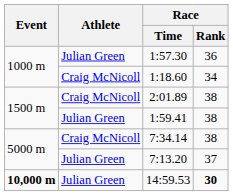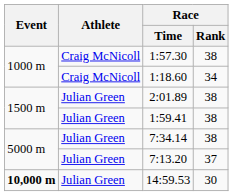(93, 56) Julian Green -> (101, 56) Craig McNicoll
(211, 56) 36 -> (211, 56) 38
(101, 97) Craig McNicoll -> (93, 97) Julian Green
(101, 139) Craig McNicoll -> (93, 139) Julian Green
(211, 180) bold -> (211, 180) normal
